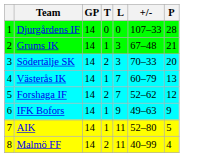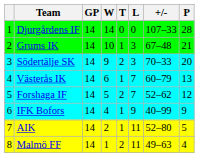+ column: (109, 12)
(143, 111) 49–63 -> (159, 111) 40–99
(143, 144) 40–99 -> (159, 144) 49–63
